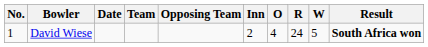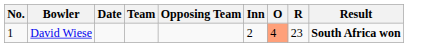- column: (319, 14)
(273, 33) no background -> (273, 33) lightsalmon background
(297, 33) 24 -> (297, 33) 23
